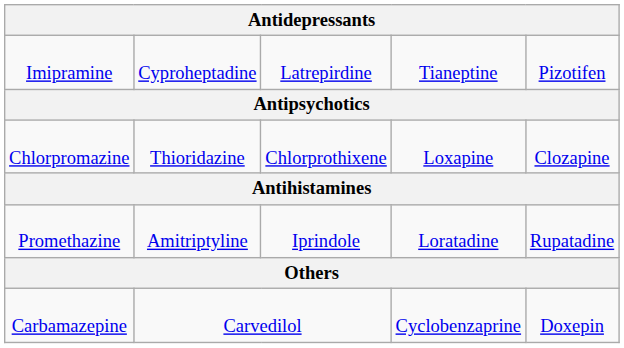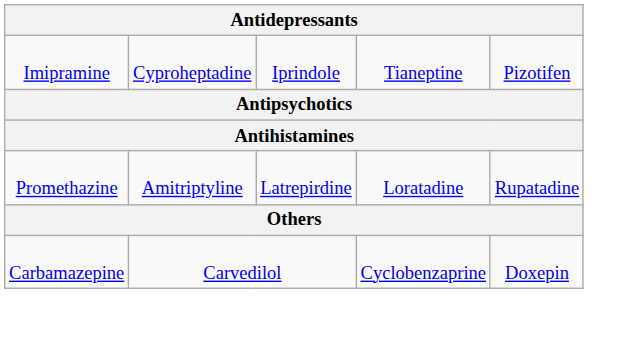(326, 73) Latrepirdine -> (306, 73) Iprindole
- row: (69, 157)
(326, 242) Iprindole -> (306, 188) Latrepirdine
